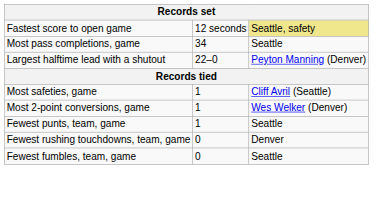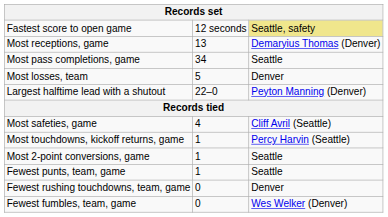+ row: (58, 44)
+ row: (47, 76)
(198, 92) 1 -> (198, 124) 4
+ row: (95, 140)
(299, 108) Wes Welker (Denver) -> (267, 156) Seattle
(267, 156) Seattle -> (299, 204) Wes Welker (Denver)
